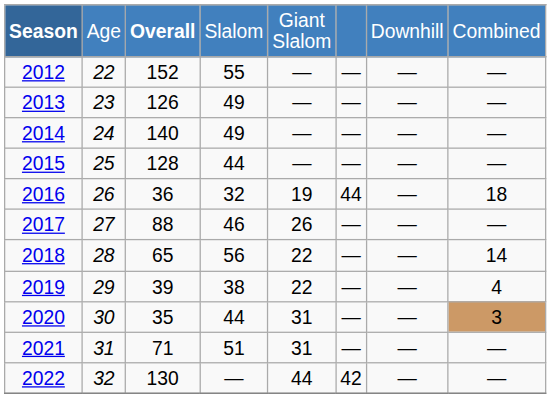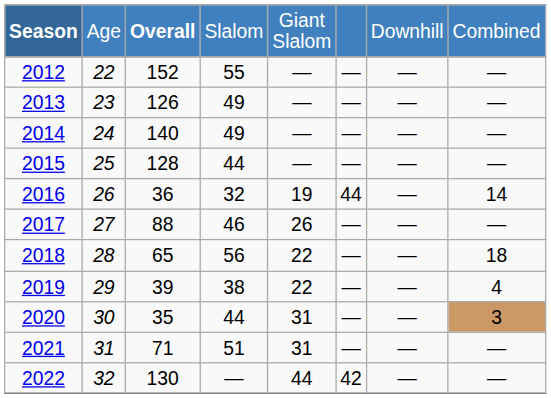(497, 194) 18 -> (497, 194) 14
(497, 256) 14 -> (497, 256) 18
